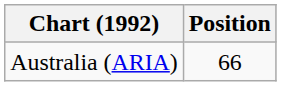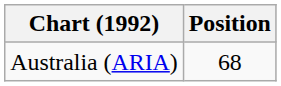(230, 61) 66 -> (230, 61) 68
